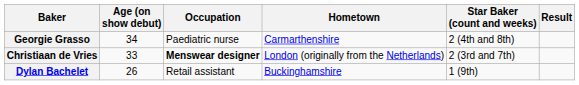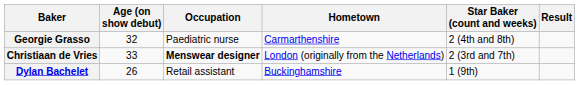(132, 39) 34 -> (132, 39) 32
